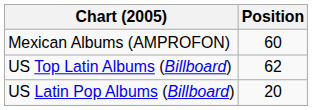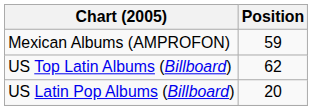(273, 42) 60 -> (273, 42) 59
